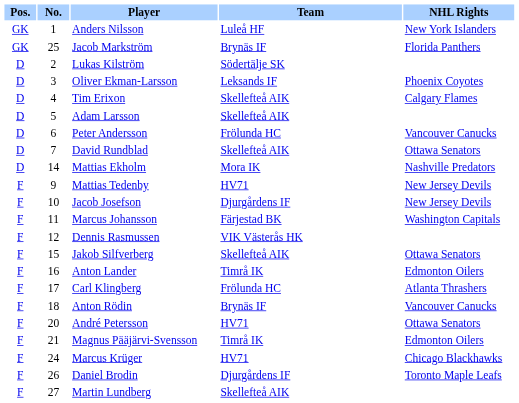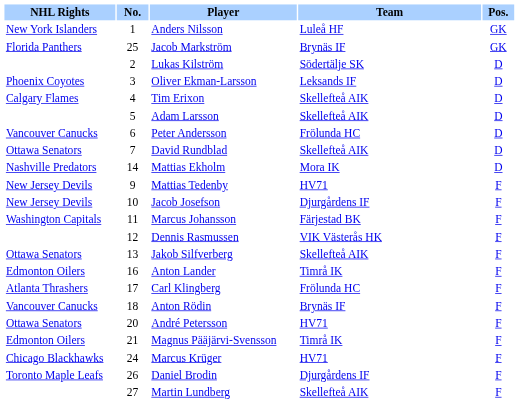columns swapped: (20, 12) <-> (459, 12)
(53, 254) 15 -> (133, 254) 13
